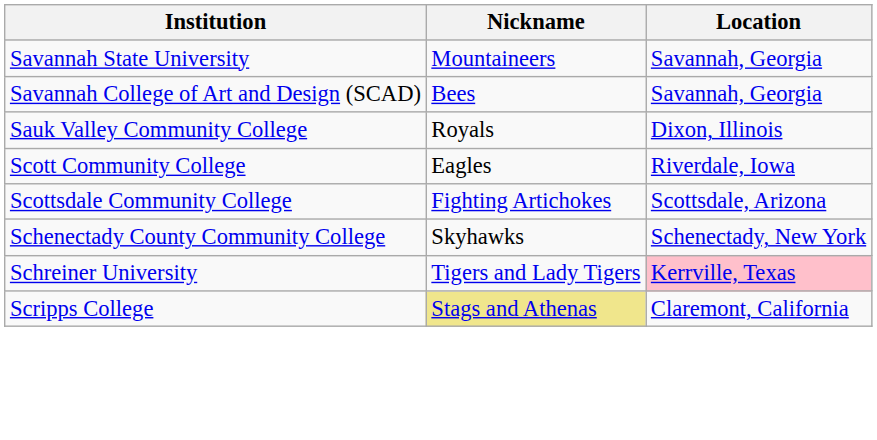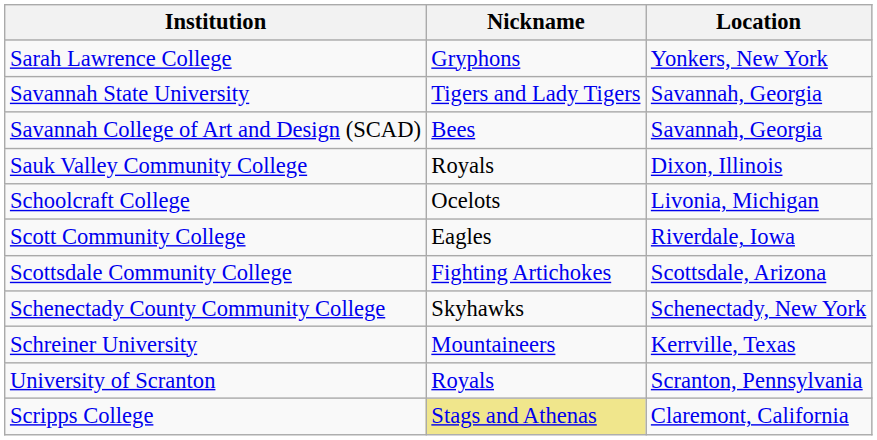+ row: (121, 58)
(493, 58) Mountaineers -> (536, 93) Tigers and Lady Tigers
+ row: (100, 201)
(536, 272) Tigers and Lady Tigers -> (493, 344) Mountaineers
(723, 272) pink background -> (723, 344) no background
+ row: (113, 380)
